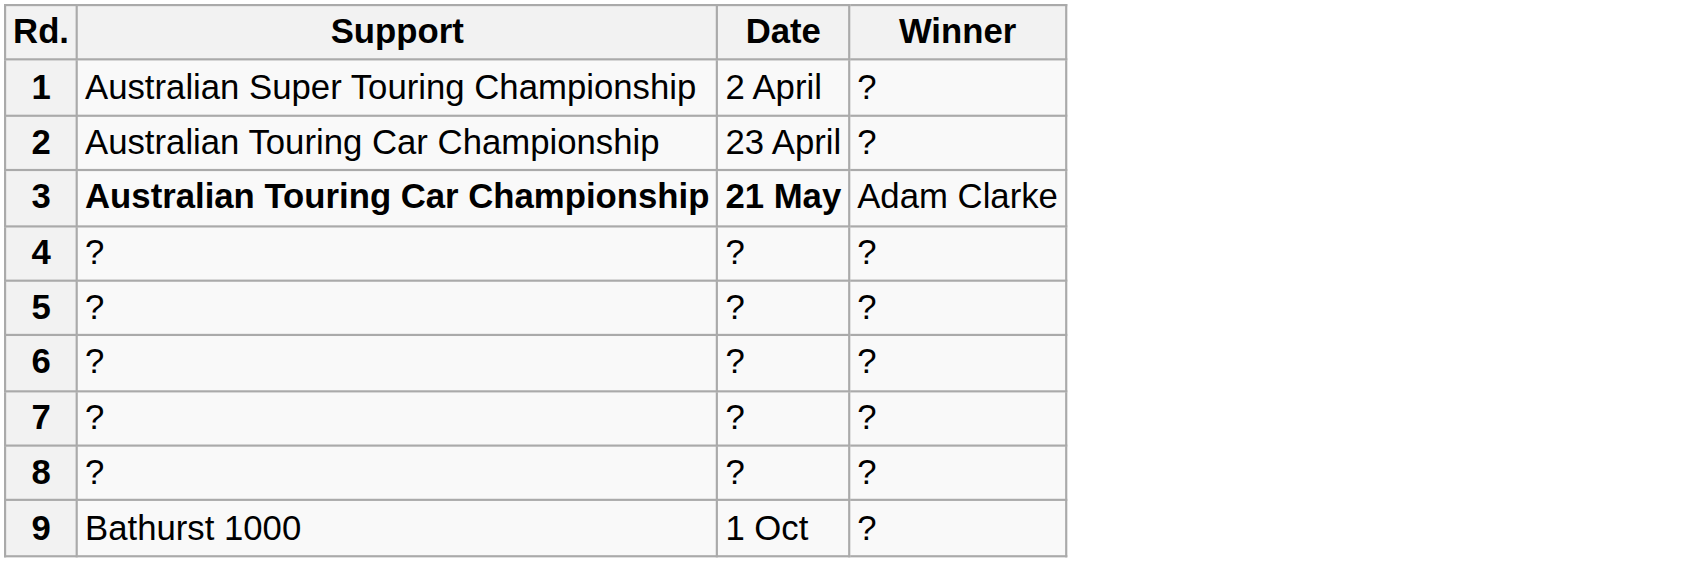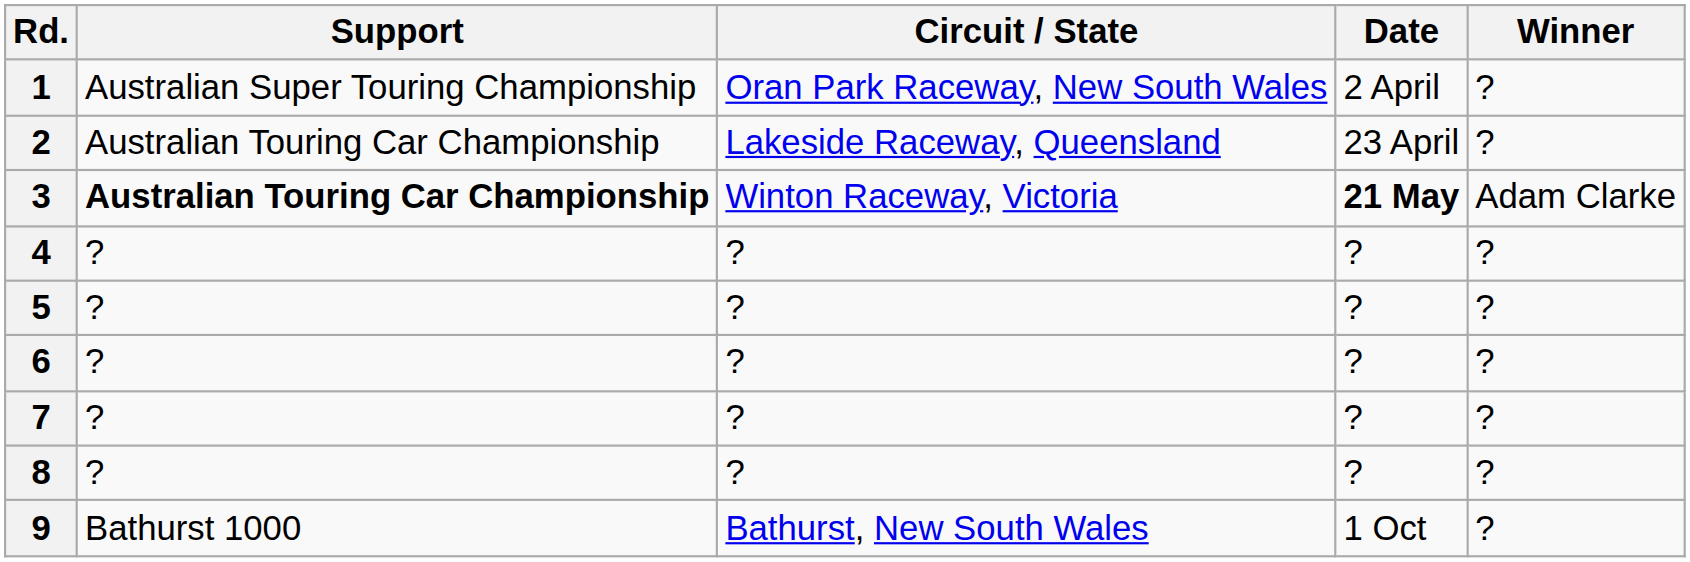+ column: (1026, 32)
